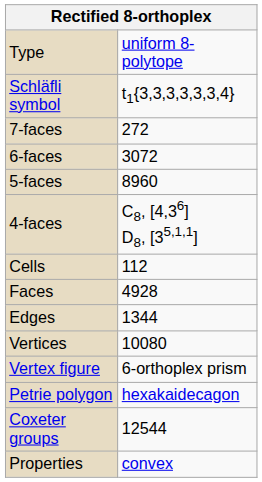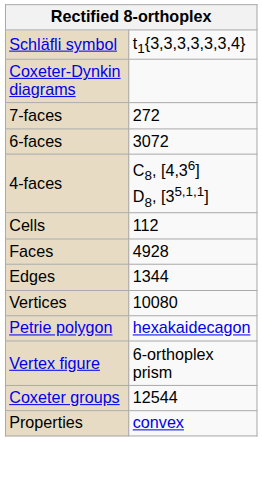- row: (27, 52)
+ row: (65, 81)
- row: (36, 181)
rows swapped: (55, 369) <-> (61, 394)
